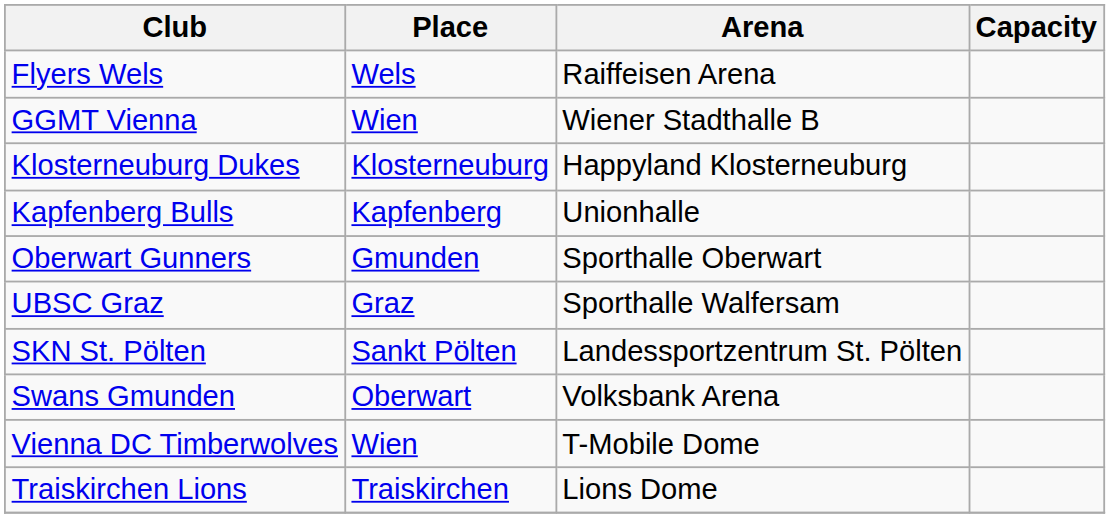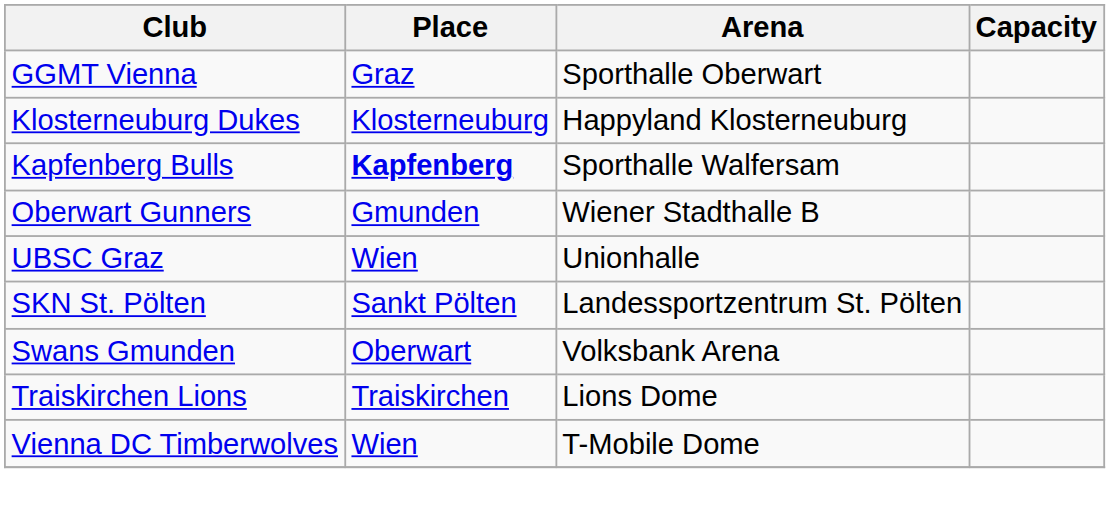- row: (87, 73)
(385, 119) Wien -> (383, 73) Graz
(691, 119) Wiener Stadthalle B -> (692, 73) Sporthalle Oberwart
(427, 212) normal -> (432, 166) bold
(631, 212) Unionhalle -> (701, 166) Sporthalle Walfersam
(692, 258) Sporthalle Oberwart -> (691, 212) Wiener Stadthalle B
(383, 304) Graz -> (385, 258) Wien
(701, 304) Sporthalle Walfersam -> (631, 258) Unionhalle
rows swapped: (129, 489) <-> (175, 443)
